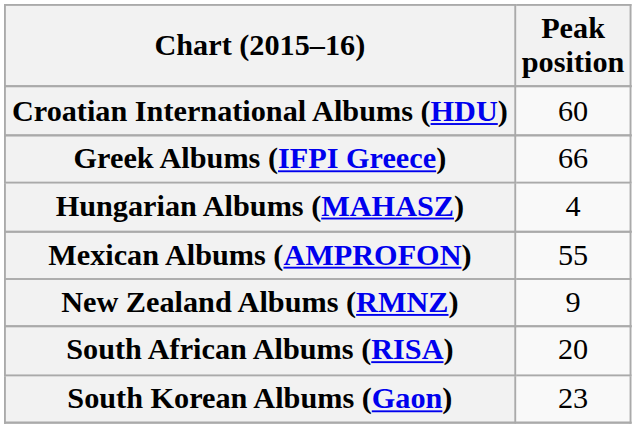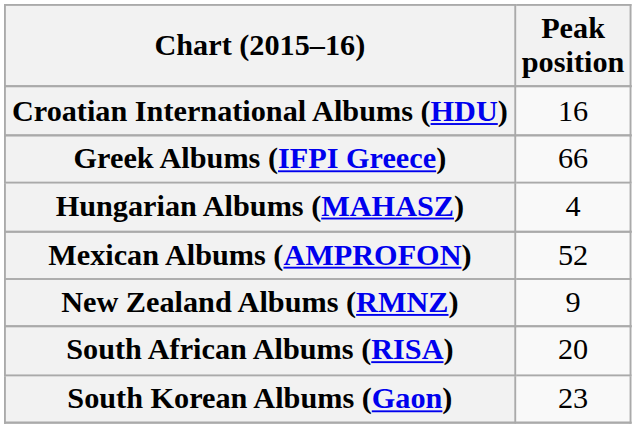(573, 110) 60 -> (573, 110) 16
(573, 254) 55 -> (573, 254) 52
